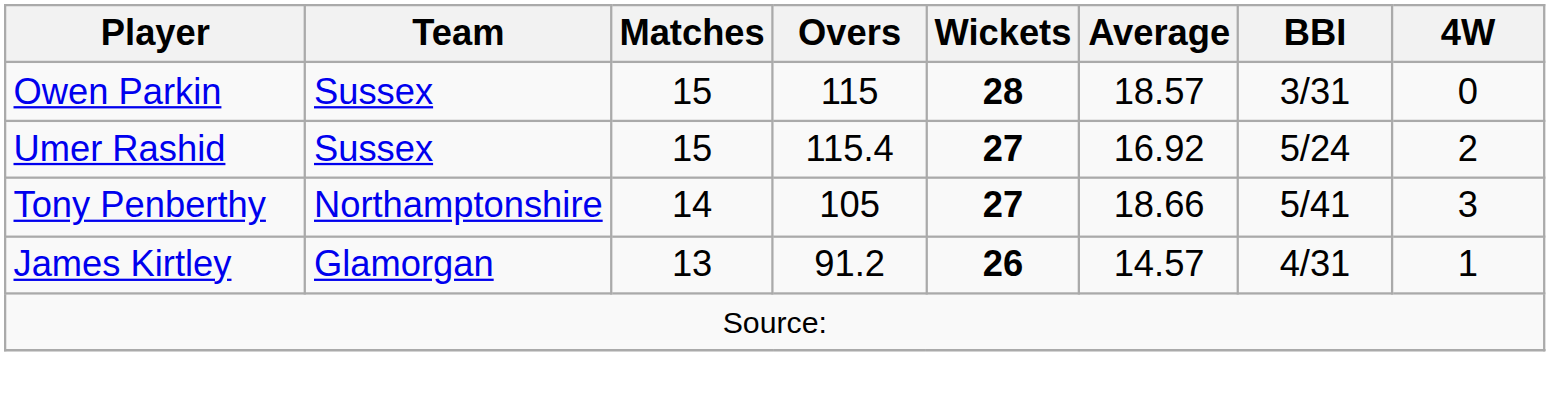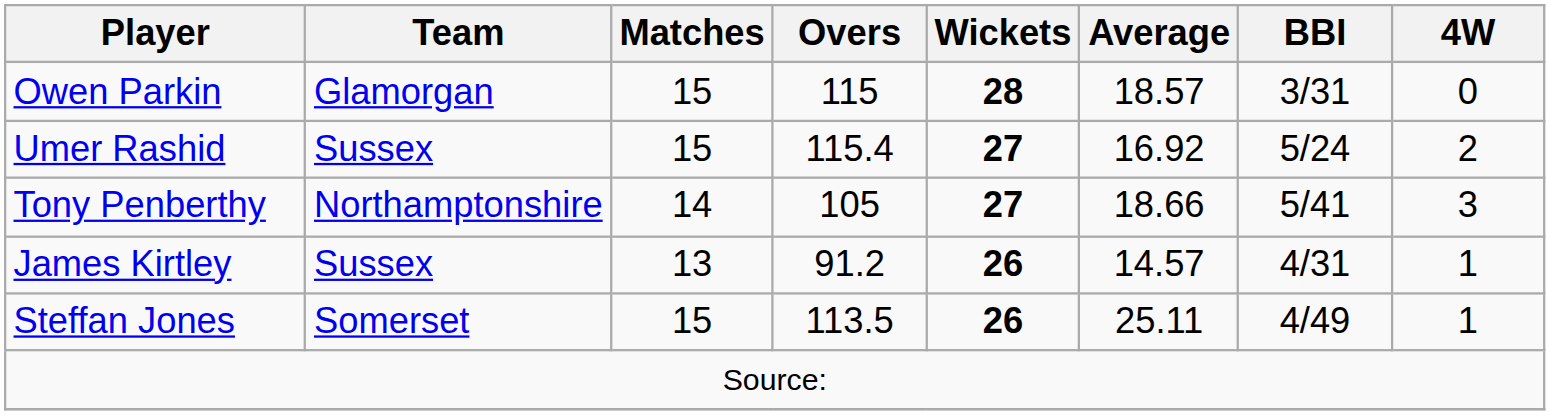(374, 90) Sussex -> (404, 90) Glamorgan
(404, 263) Glamorgan -> (374, 263) Sussex
+ row: (124, 321)
